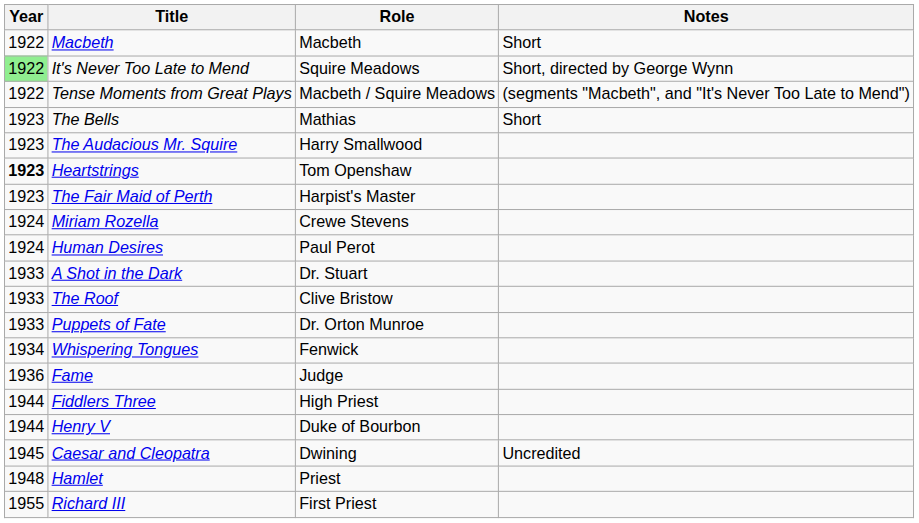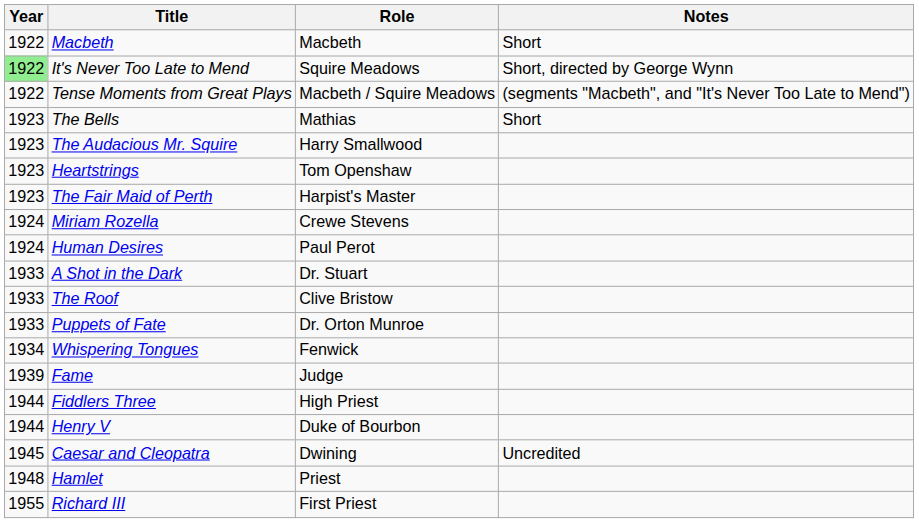(26, 171) bold -> (26, 171) normal
(26, 376) 1936 -> (26, 376) 1939
